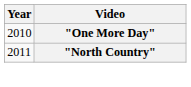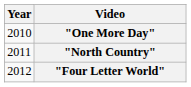+ row: (110, 71)
